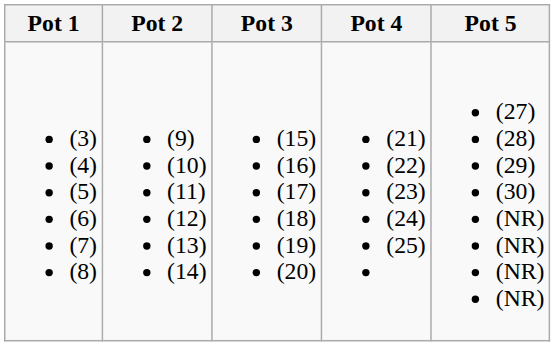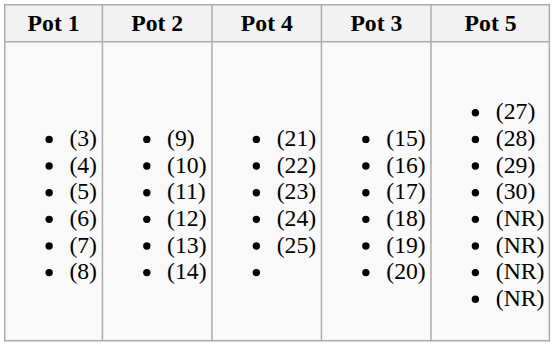columns swapped: (267, 23) <-> (376, 23)
